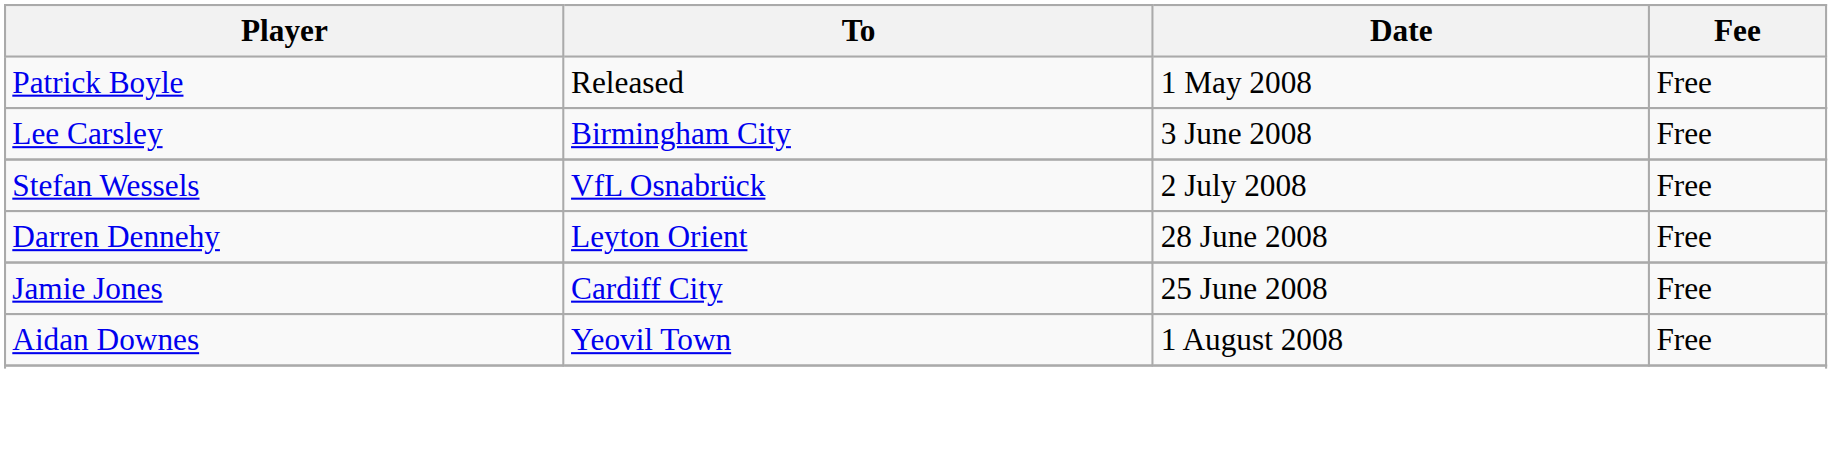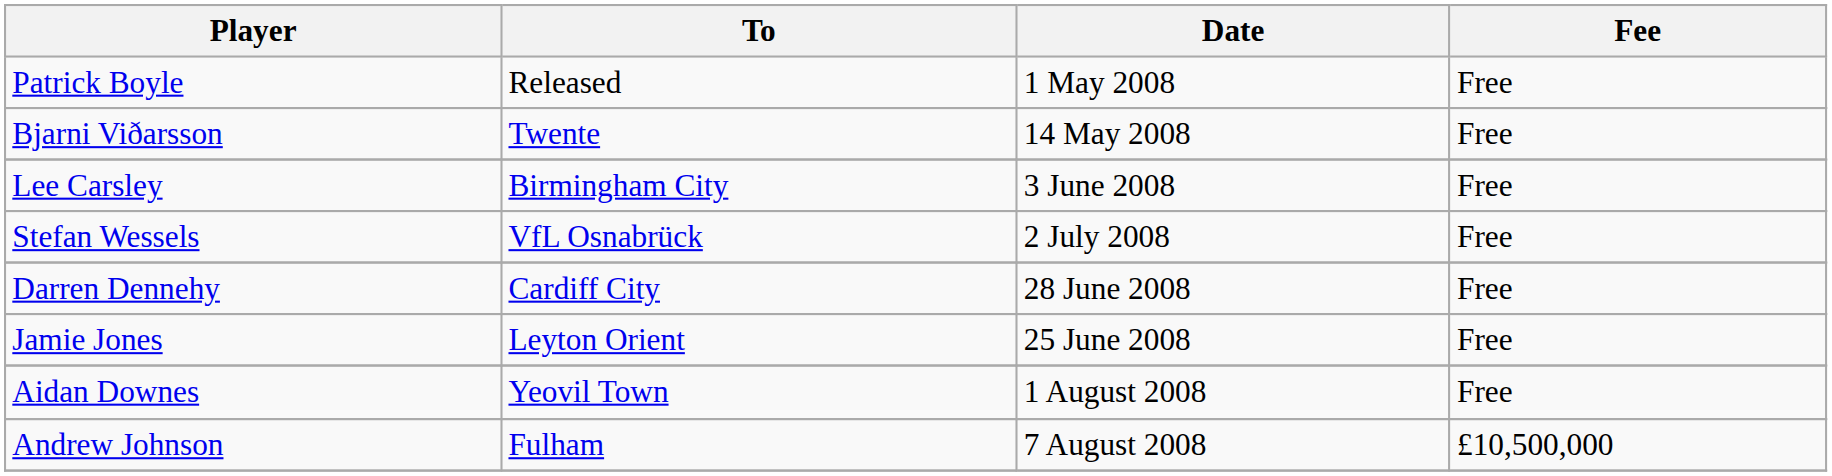+ row: (118, 133)
(659, 237) Leyton Orient -> (584, 288) Cardiff City
(647, 288) Cardiff City -> (597, 340) Leyton Orient
+ row: (118, 443)
